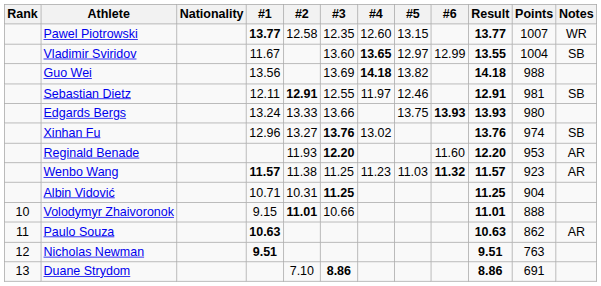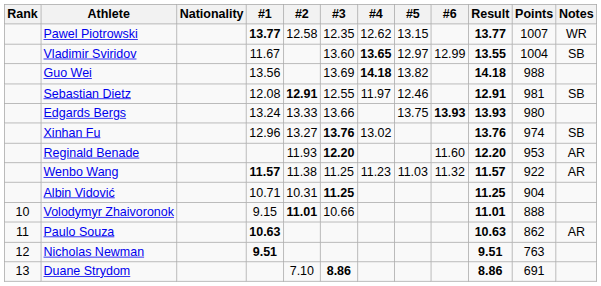(376, 34) 12.60 -> (376, 34) 12.62
(265, 93) 12.11 -> (265, 93) 12.08
(450, 172) bold -> (450, 172) normal
(534, 172) 923 -> (534, 172) 922
